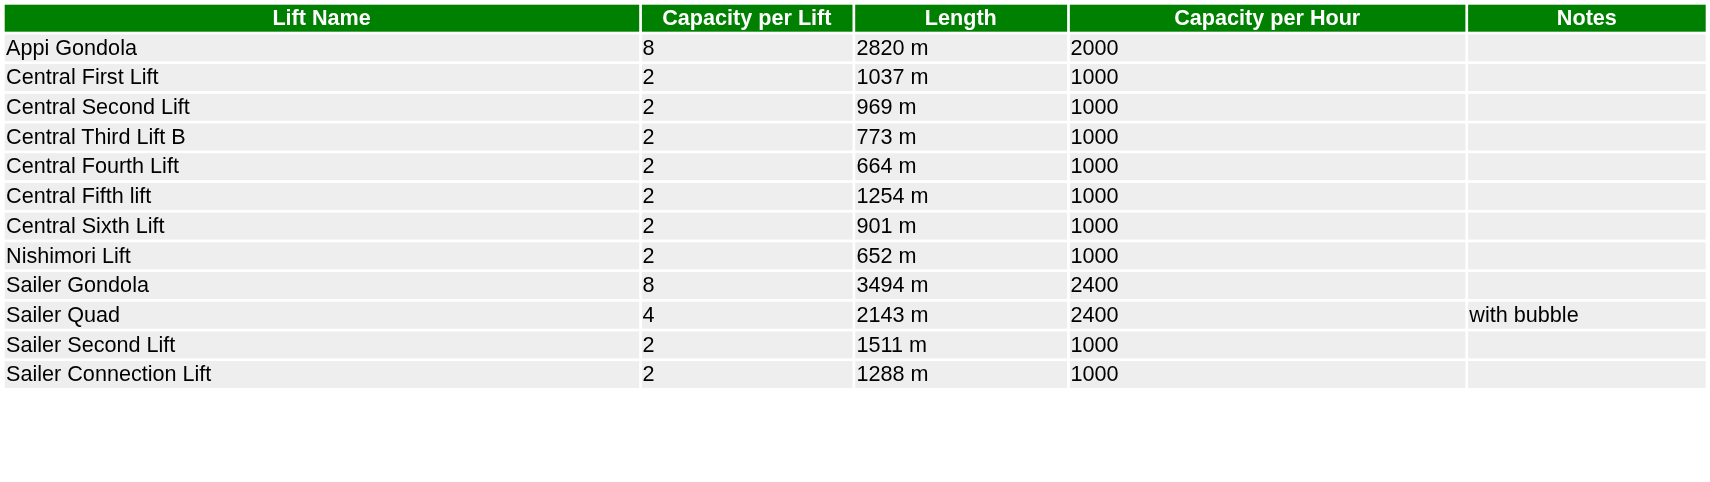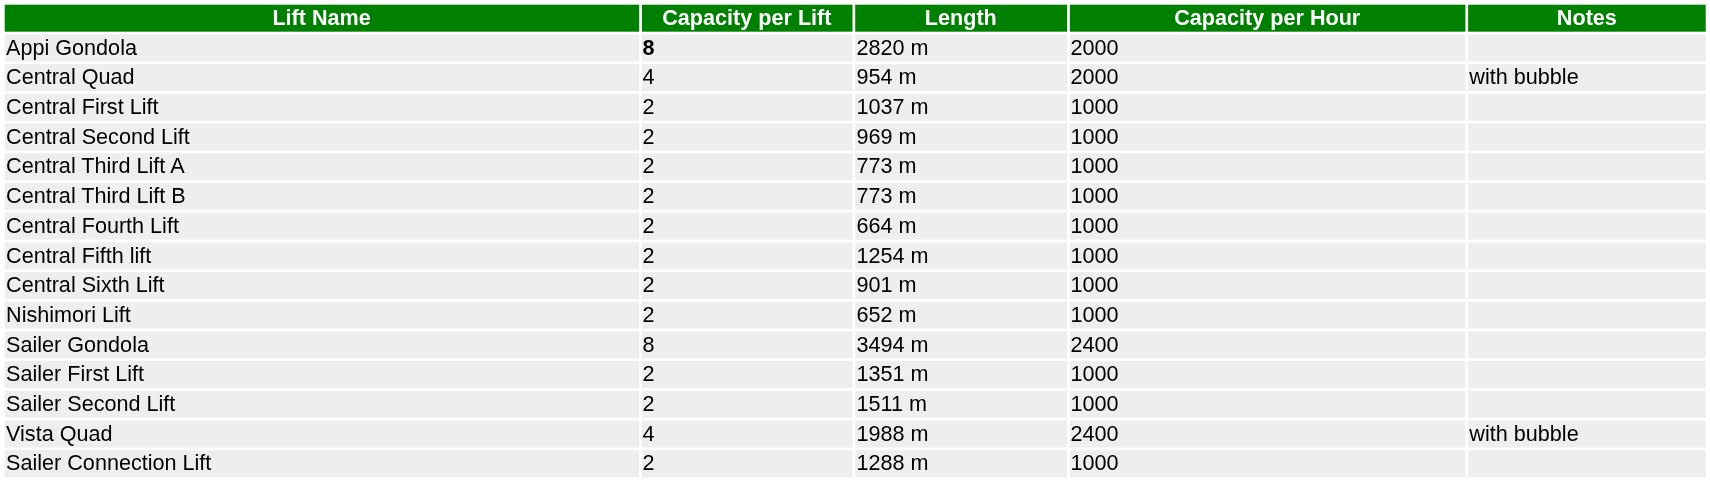(649, 47) normal -> (649, 47) bold
+ row: (70, 77)
+ row: (95, 166)
- row: (63, 315)
+ row: (75, 374)
+ row: (59, 433)
